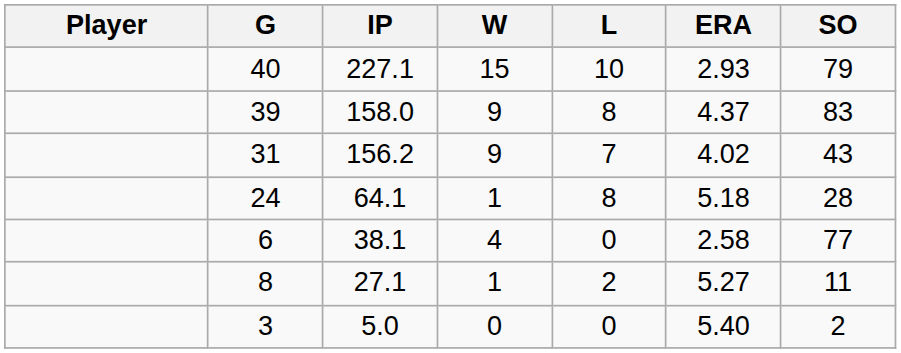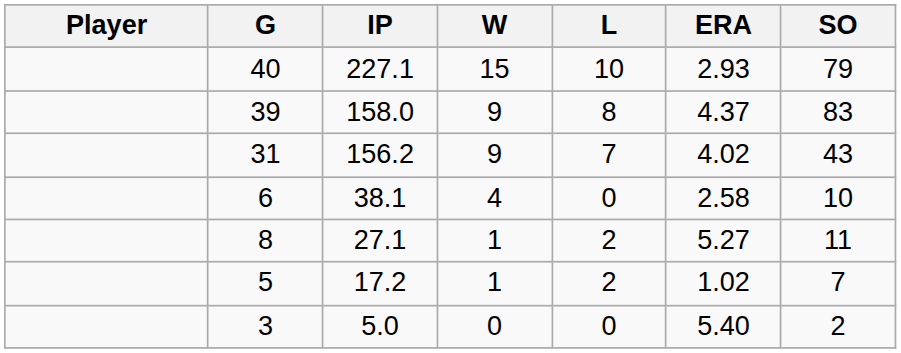- row: (266, 197)
(838, 240) 77 -> (838, 197) 10
+ row: (266, 283)
